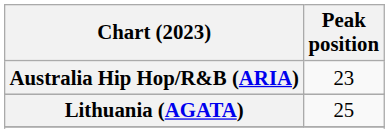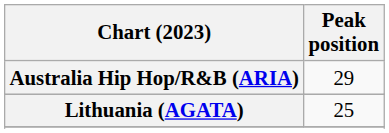(344, 77) 23 -> (344, 77) 29
